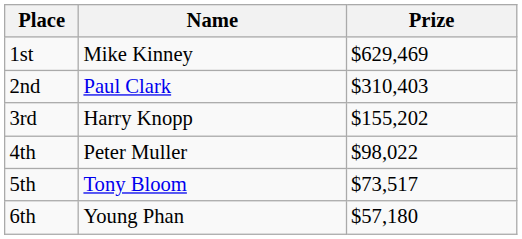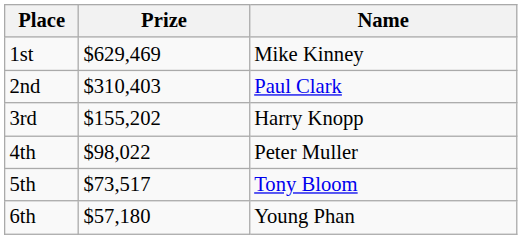columns swapped: (212, 20) <-> (432, 20)
